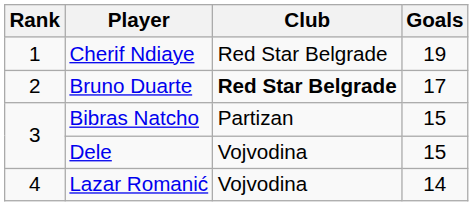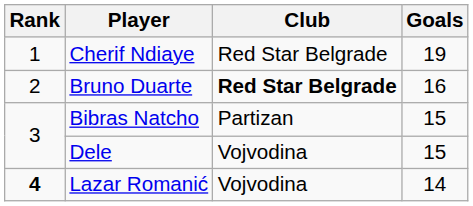(435, 86) 17 -> (435, 86) 16
(35, 184) normal -> (35, 184) bold
